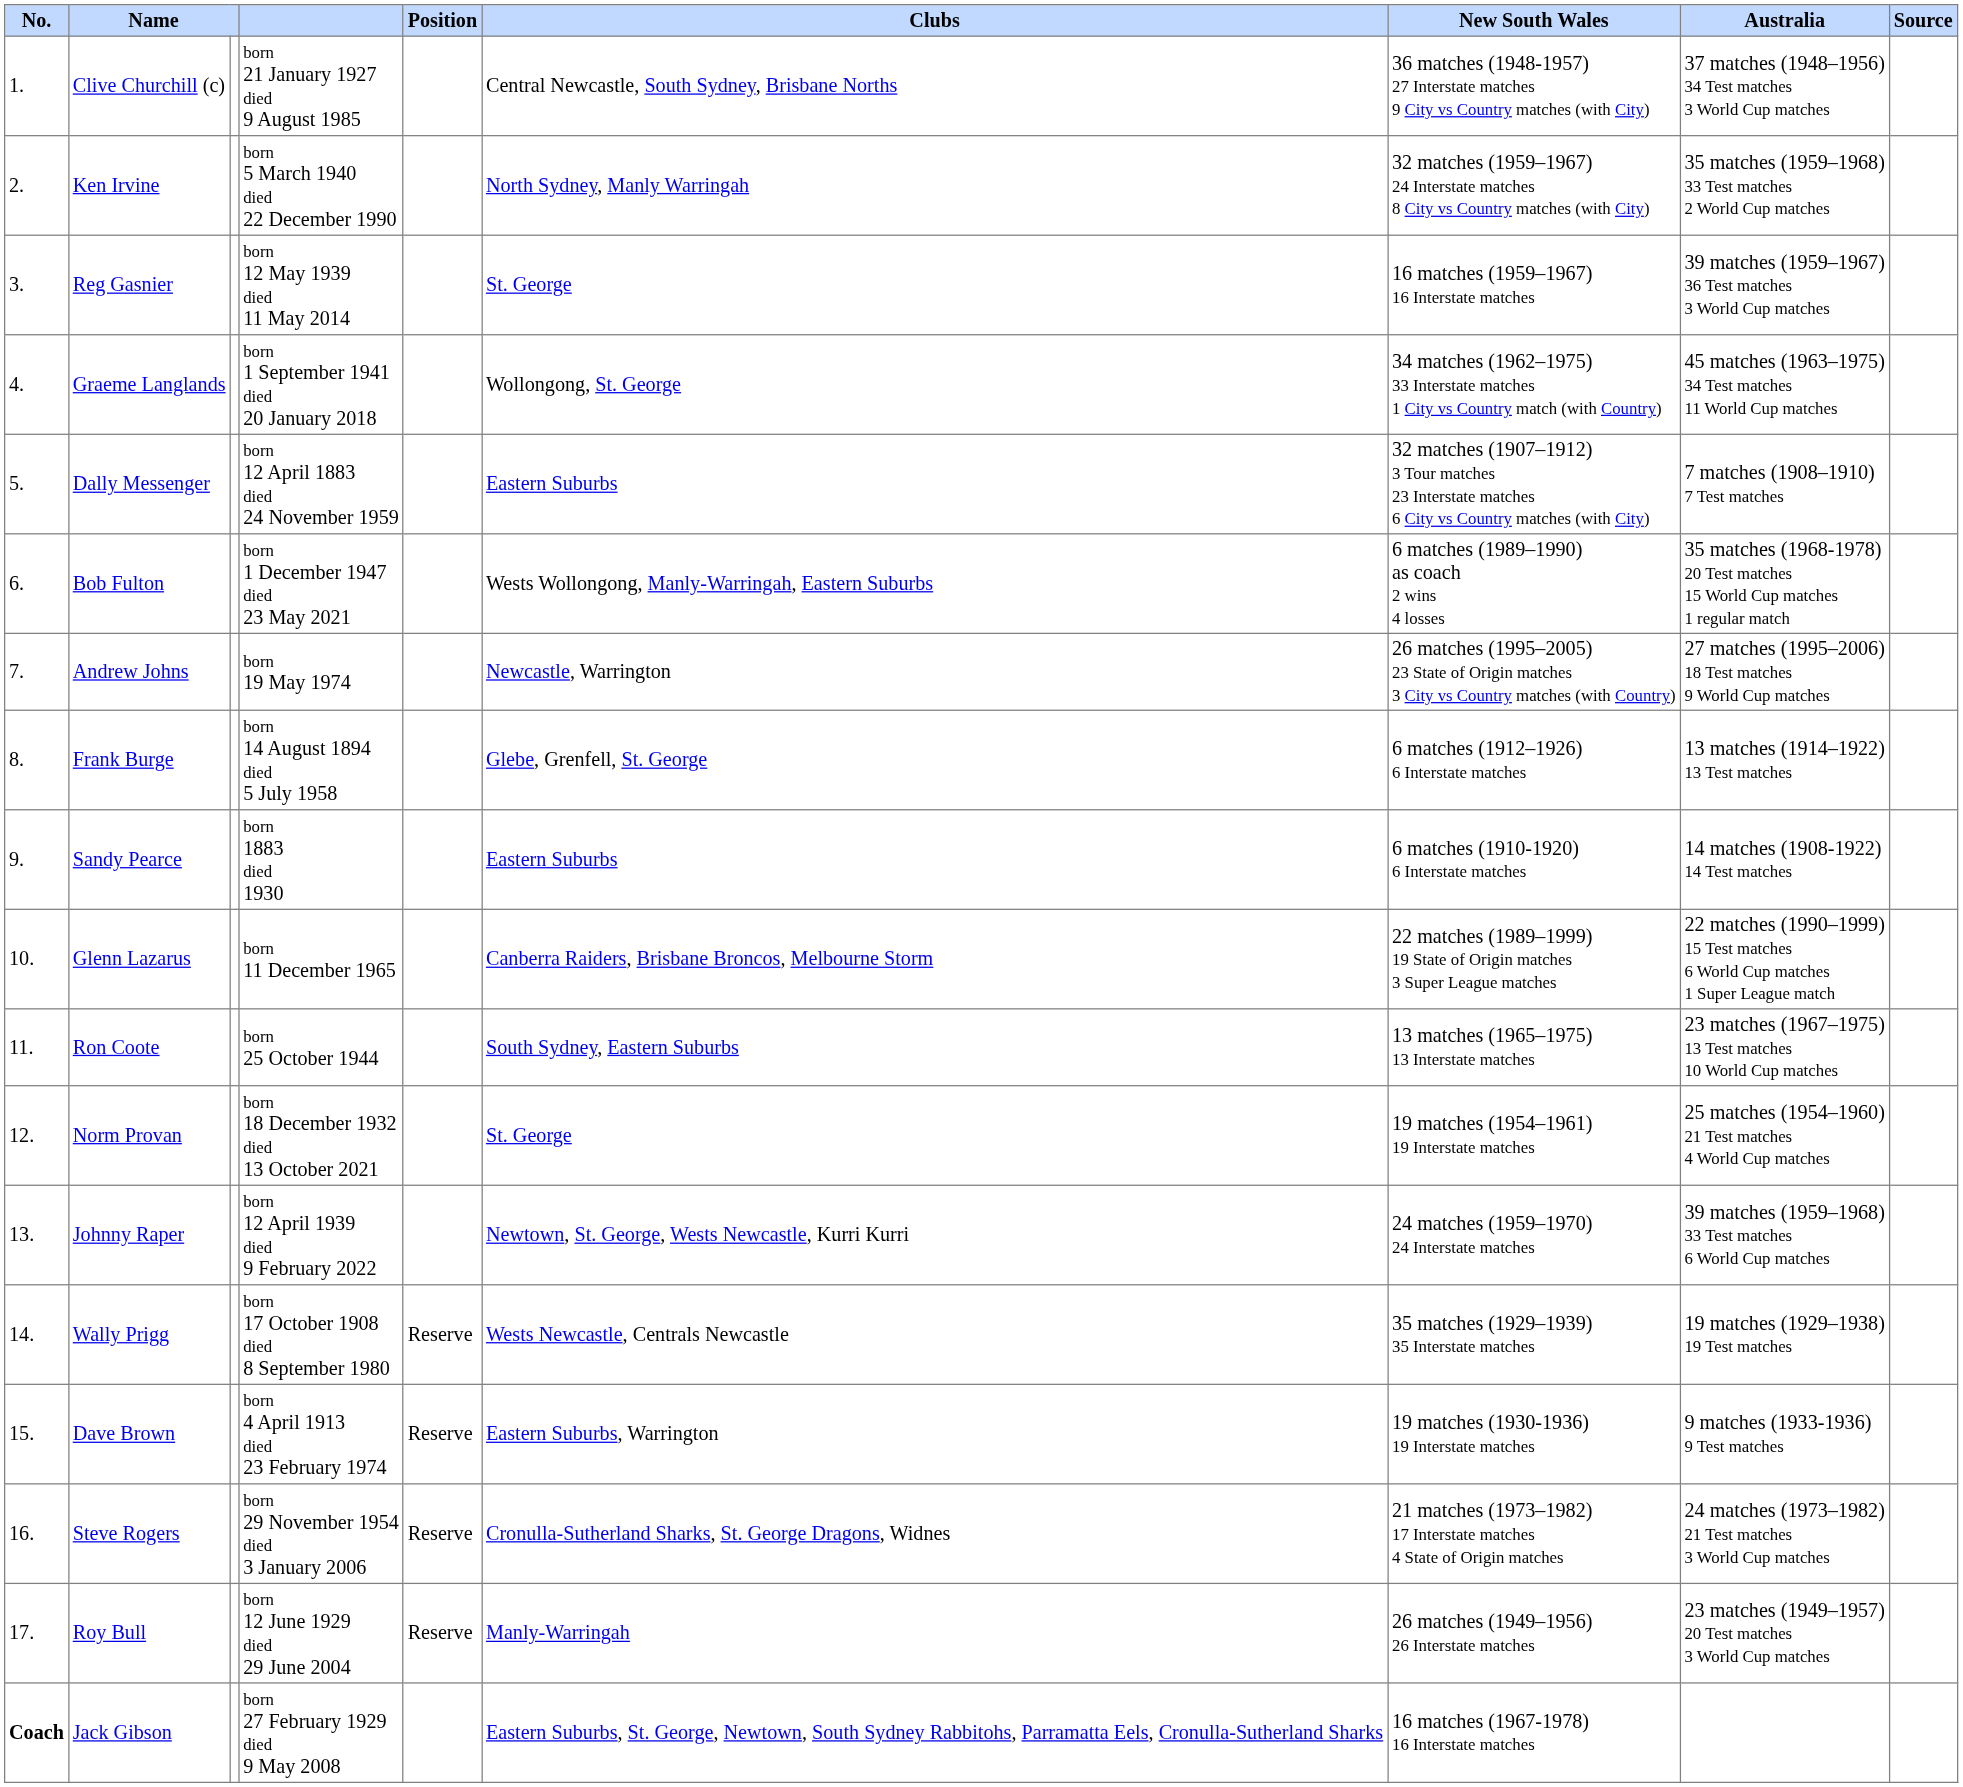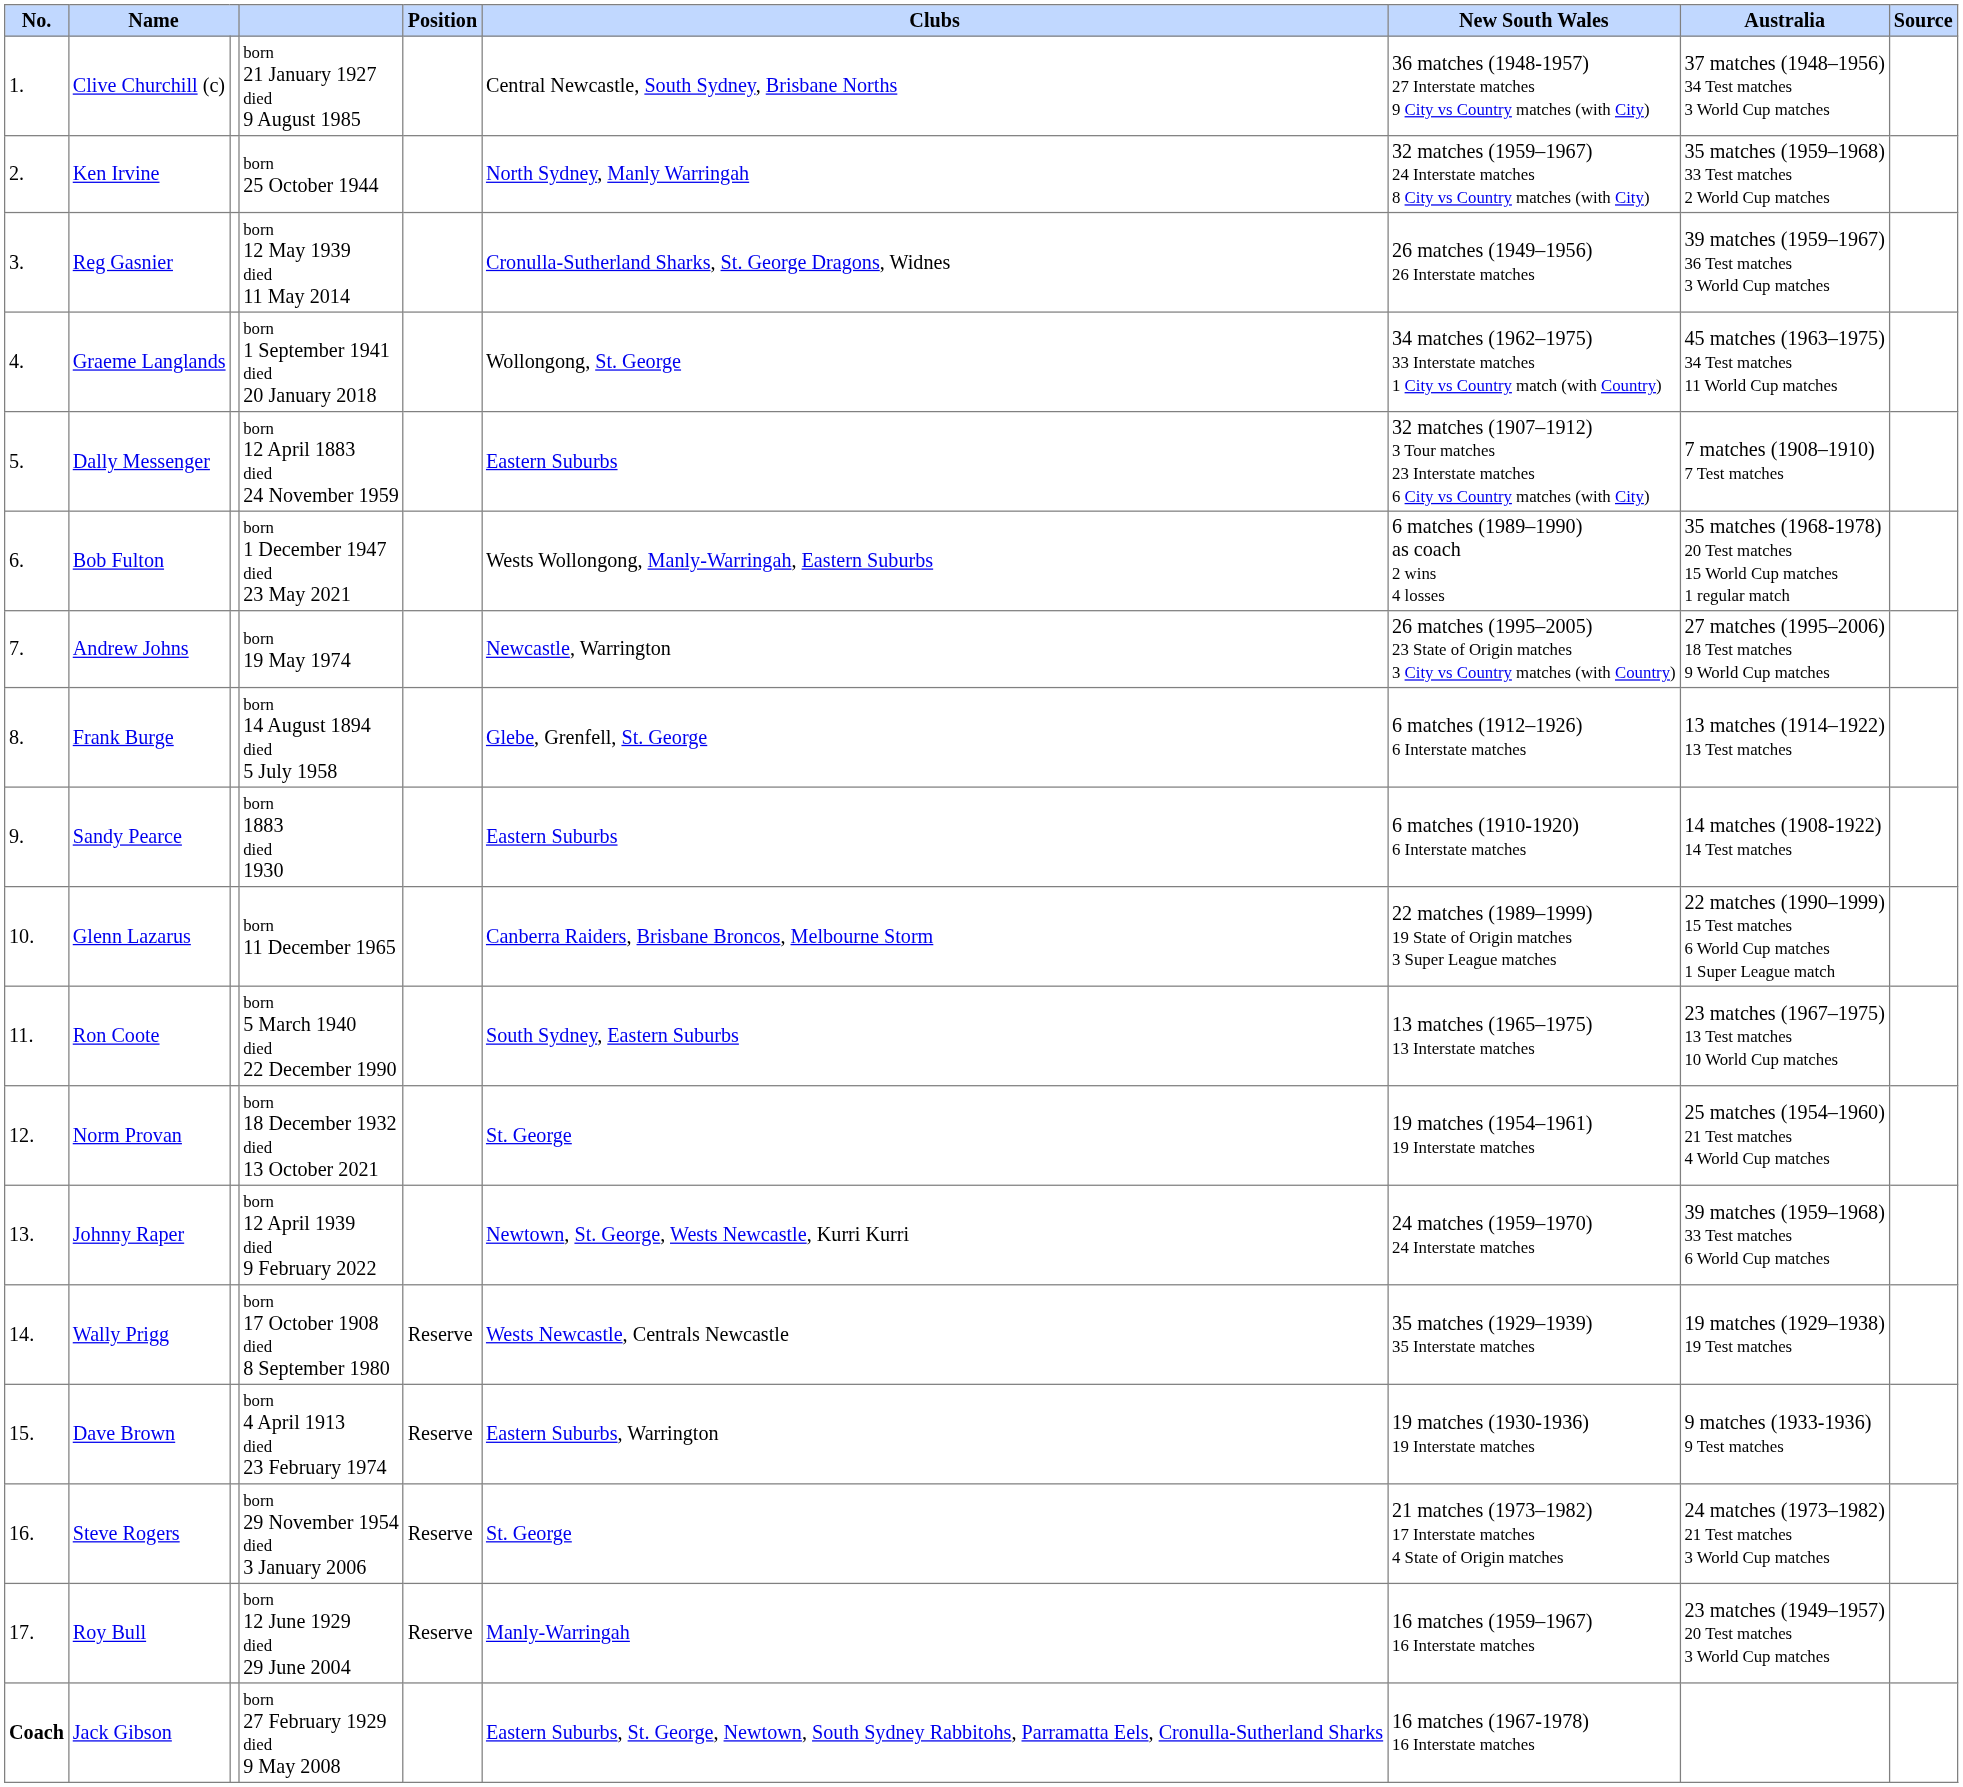(320, 186) born 5 March 1940 died 22 December 1990 -> (311, 175) born 25 October 1944
(529, 284) St. George -> (718, 262) Cronulla-Sutherland Sharks, St. George Dragons, Widnes
(1492, 284) 16 matches (1959–1967) 16 Interstate matches -> (1492, 262) 26 matches (1949–1956) 26 Interstate matches
(311, 1048) born 25 October 1944 -> (320, 1037) born 5 March 1940 died 22 December 1990
(718, 1533) Cronulla-Sutherland Sharks, St. George Dragons, Widnes -> (529, 1533) St. George
(1492, 1633) 26 matches (1949–1956) 26 Interstate matches -> (1492, 1633) 16 matches (1959–1967) 16 Interstate matches
